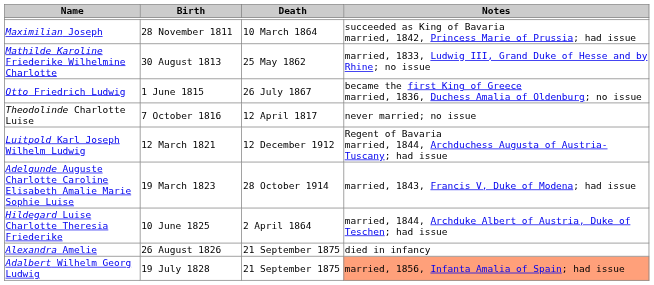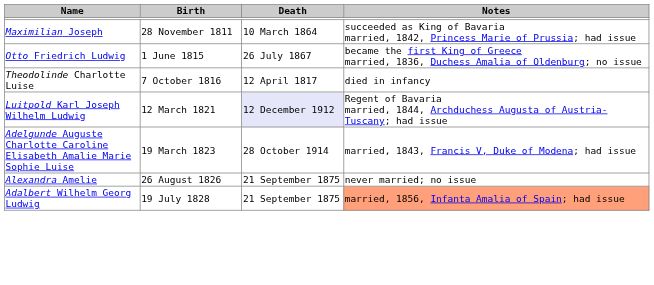- row: (65, 61)
(410, 115) never married; no issue -> (388, 80) died in infancy
(289, 145) no background -> (289, 109) lavender background
- row: (57, 226)
(388, 250) died in infancy -> (410, 180) never married; no issue
